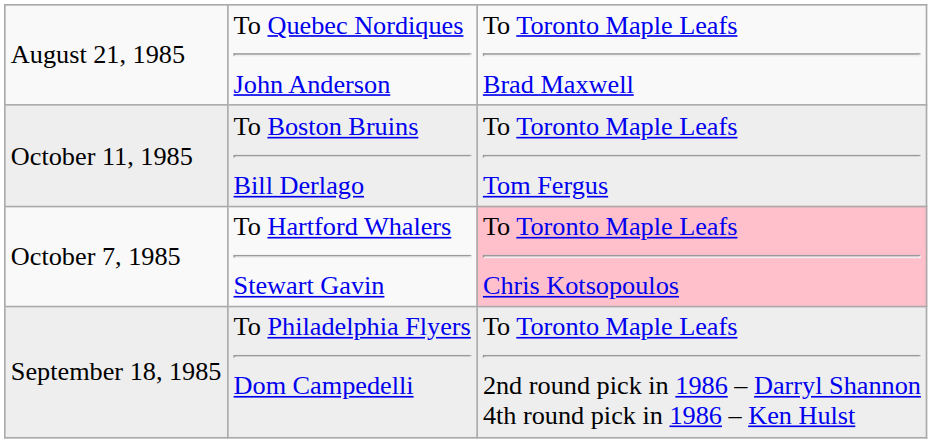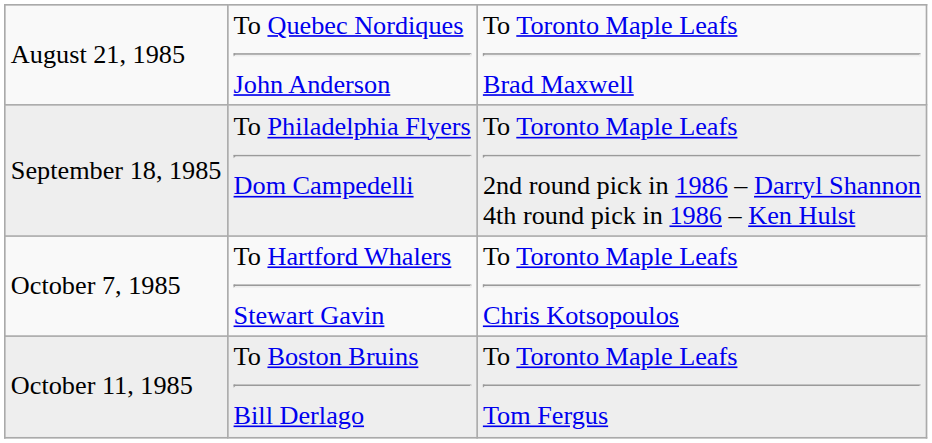rows swapped: (116, 371) <-> (102, 155)
(702, 256) pink background -> (702, 285) no background
